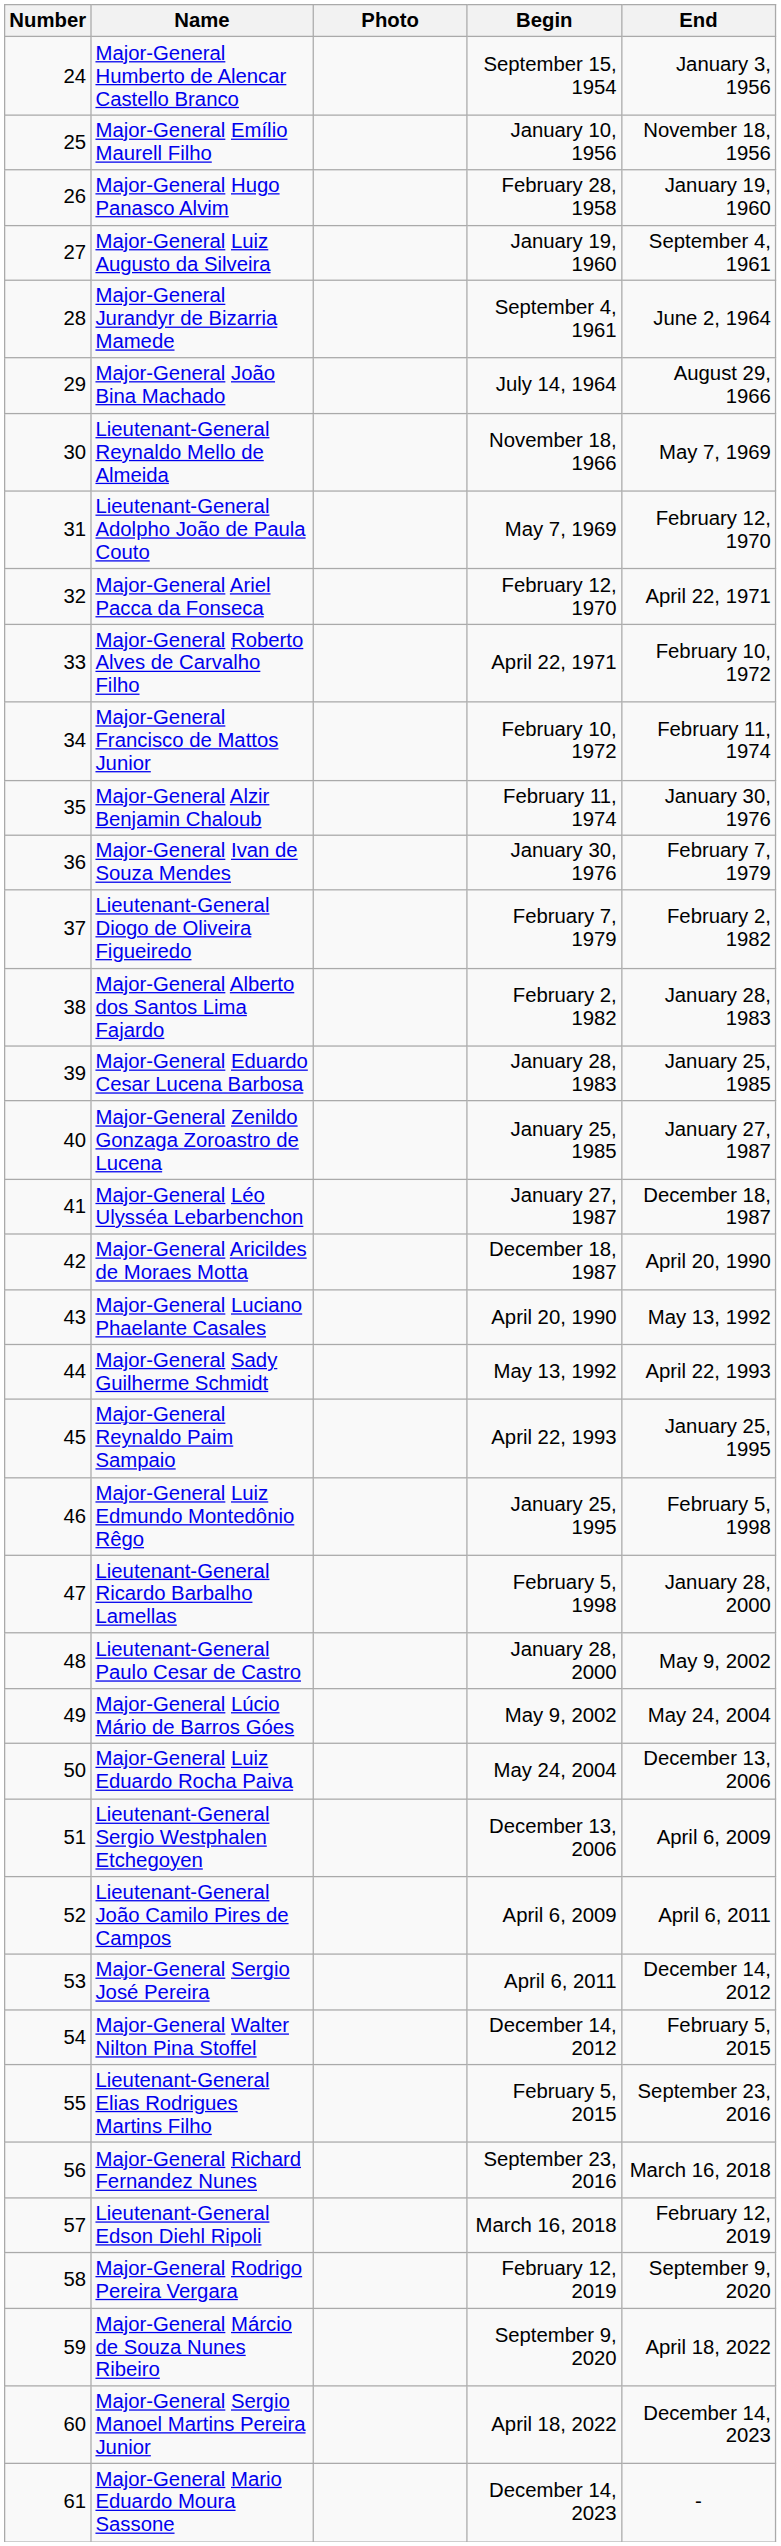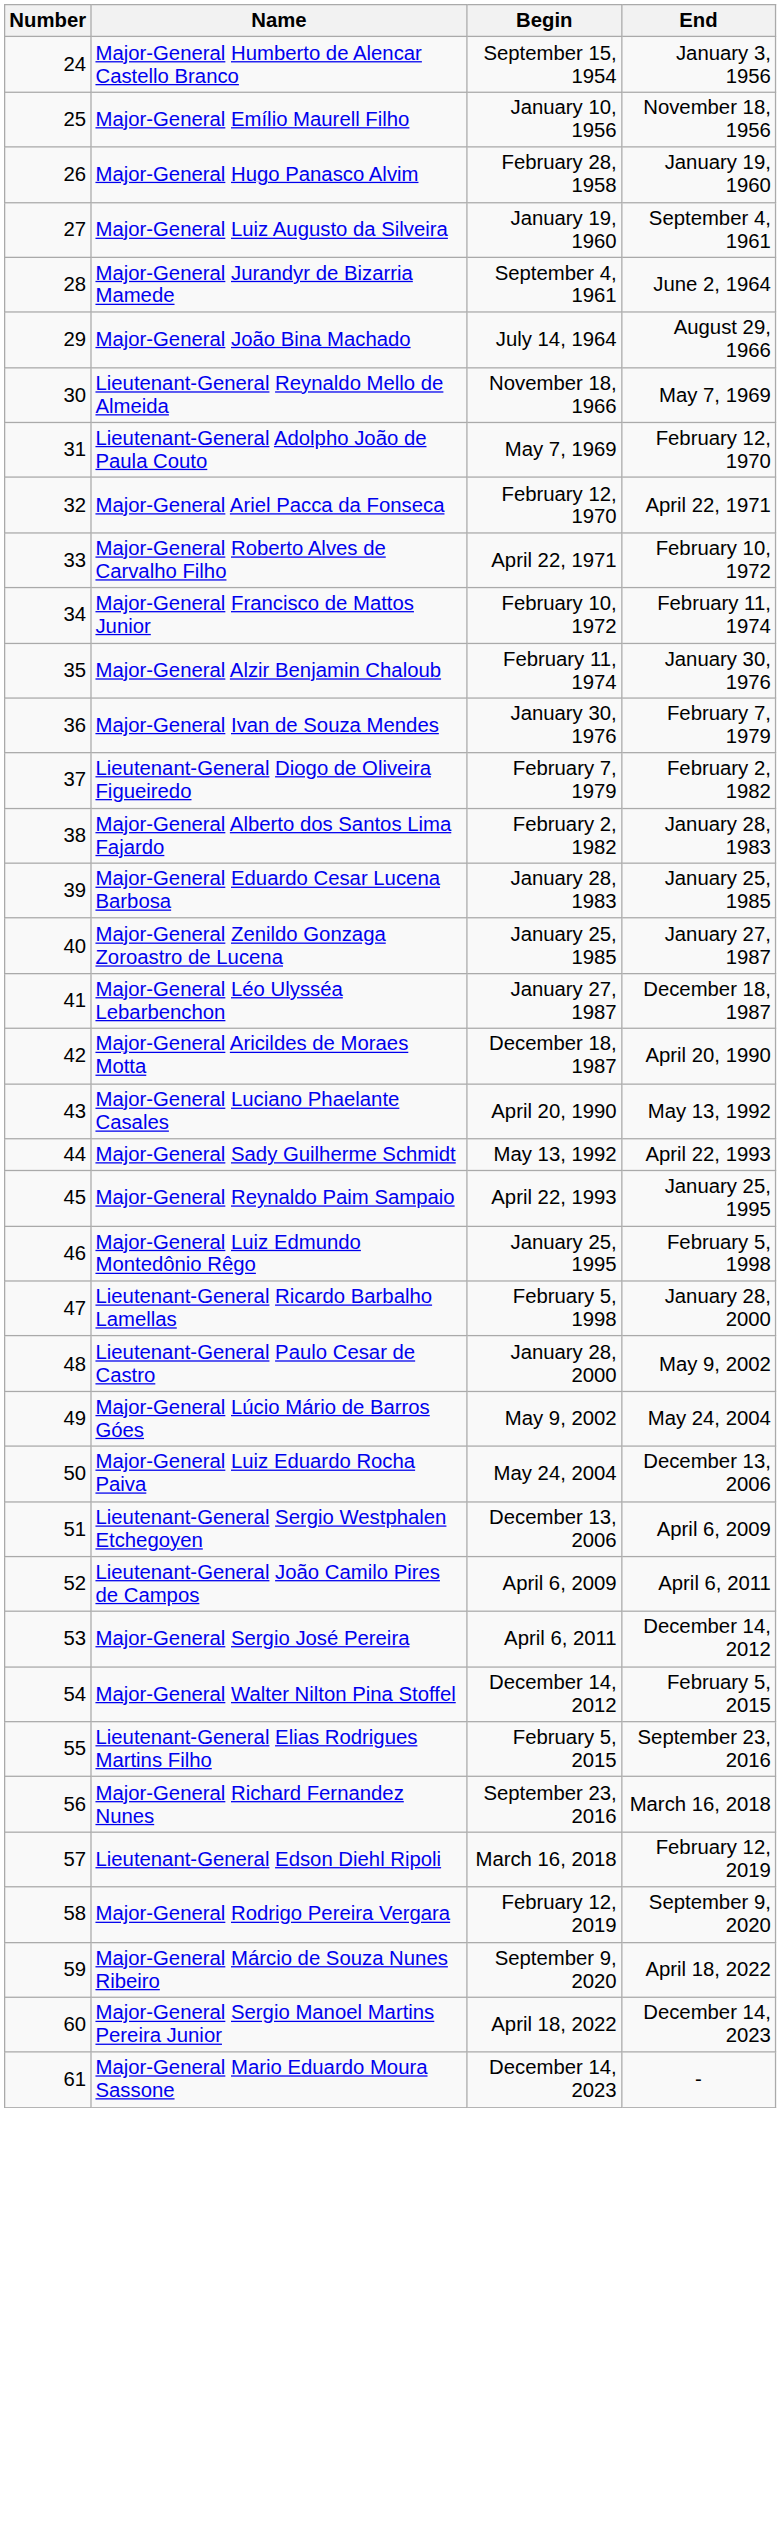- column: (390, 20)
